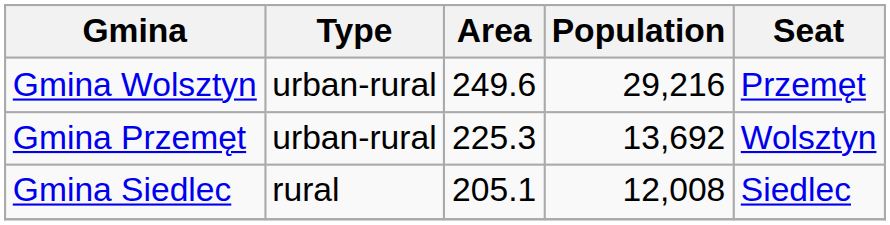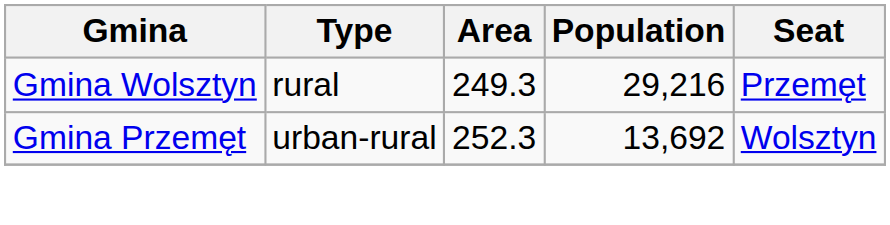(354, 84) urban-rural -> (306, 84) rural
(494, 84) 249.6 -> (494, 84) 249.3
(494, 137) 225.3 -> (494, 137) 252.3
- row: (122, 191)
